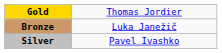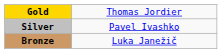rows swapped: (38, 41) <-> (38, 26)
